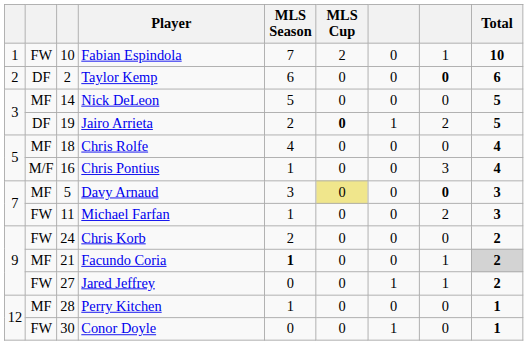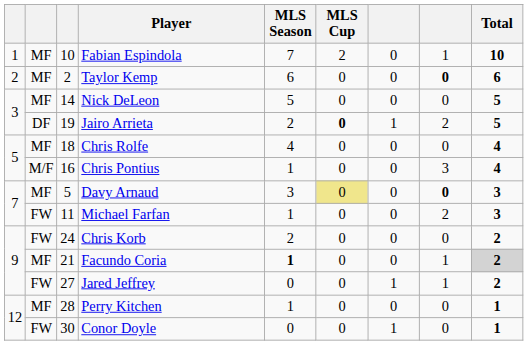(41, 54) FW -> (41, 54) MF
(41, 77) DF -> (41, 77) MF
